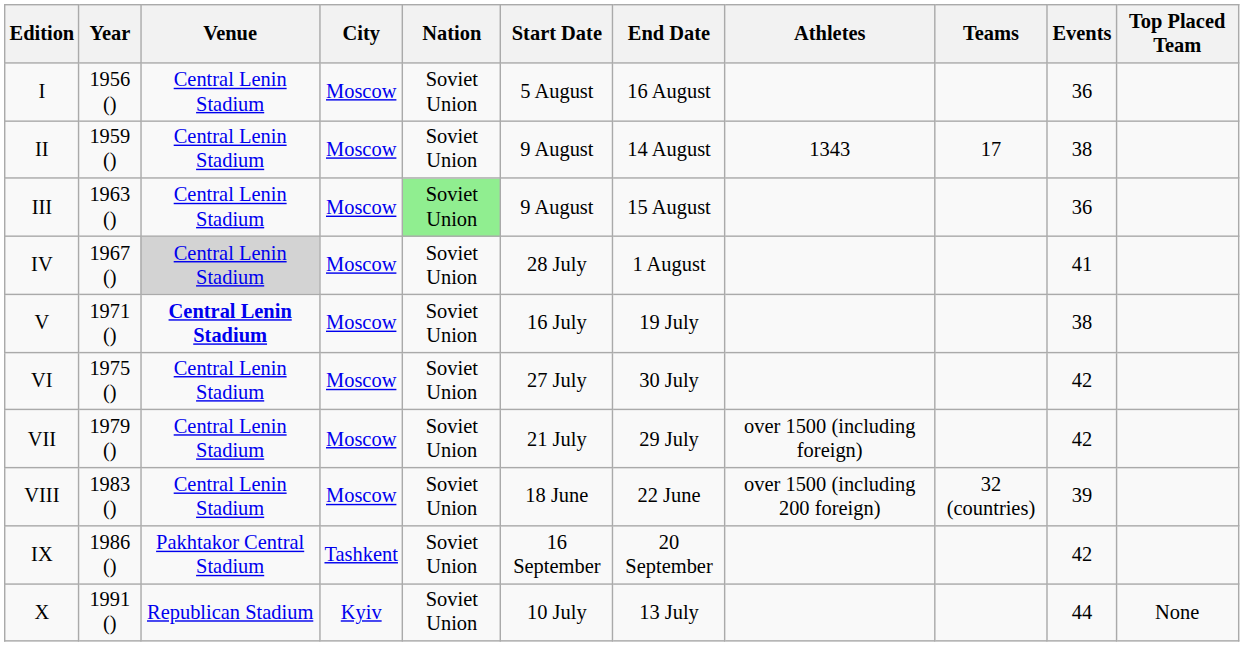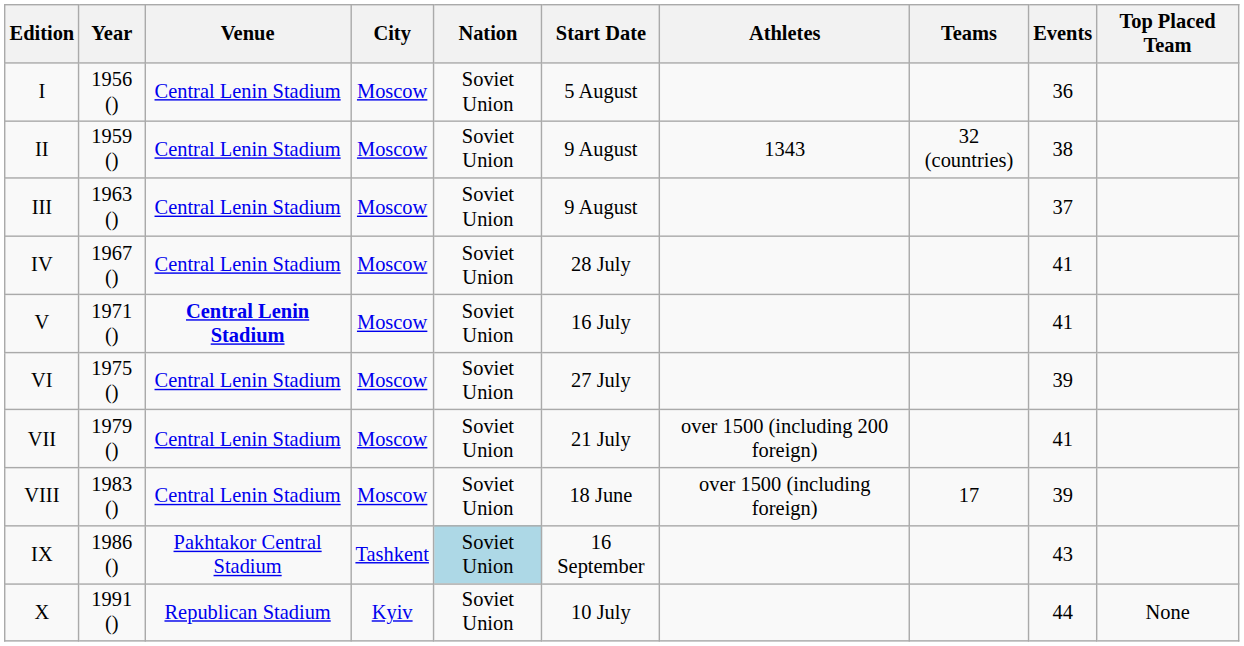- column: (669, 33)
(991, 149) 17 -> (969, 149) 32 (countries)
(452, 207) lightgreen background -> (488, 207) no background
(1082, 207) 36 -> (1063, 207) 37
(230, 265) lightgrey background -> (248, 265) no background
(1082, 323) 38 -> (1063, 323) 41
(1082, 381) 42 -> (1063, 381) 39
(830, 438) over 1500 (including foreign) -> (785, 438) over 1500 (including 200 foreign)
(1082, 438) 42 -> (1063, 438) 41
(830, 496) over 1500 (including 200 foreign) -> (785, 496) over 1500 (including foreign)
(991, 496) 32 (countries) -> (969, 496) 17
(452, 554) no background -> (488, 554) lightblue background
(1082, 554) 42 -> (1063, 554) 43
